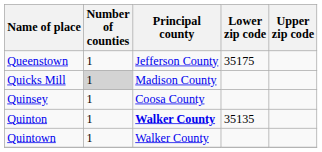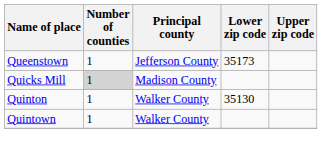(239, 60) 35175 -> (239, 60) 35173
- row: (27, 99)
(175, 118) bold -> (172, 99) normal
(239, 118) 35135 -> (239, 99) 35130
